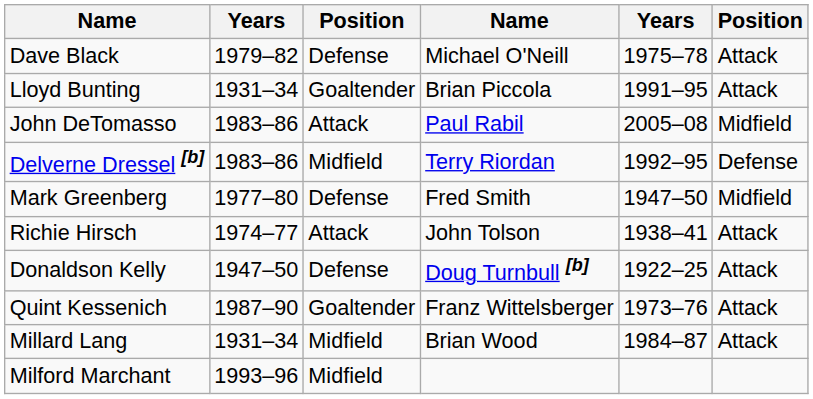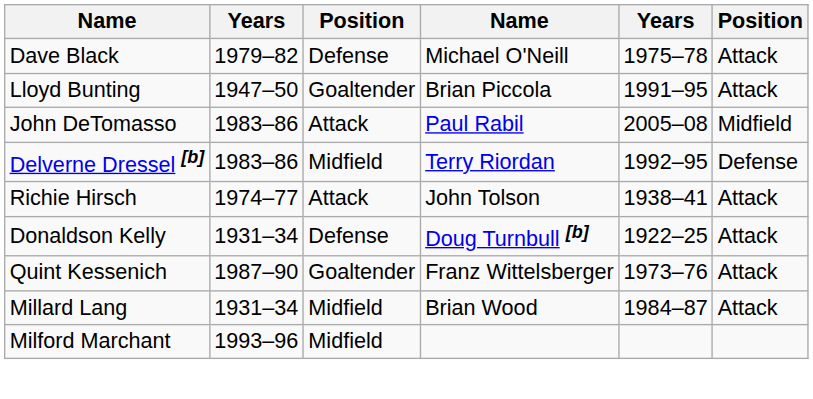(256, 90) 1931–34 -> (256, 90) 1947–50
- row: (88, 198)
(256, 270) 1947–50 -> (256, 235) 1931–34
